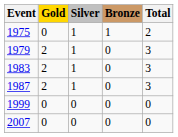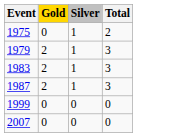- column: (122, 13)
